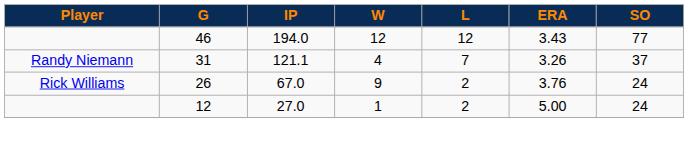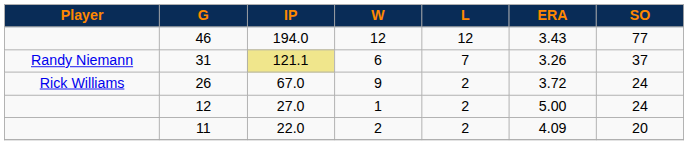(291, 60) no background -> (291, 60) khaki background
(378, 60) 4 -> (378, 60) 6
(553, 83) 3.76 -> (553, 83) 3.72
+ row: (203, 128)
